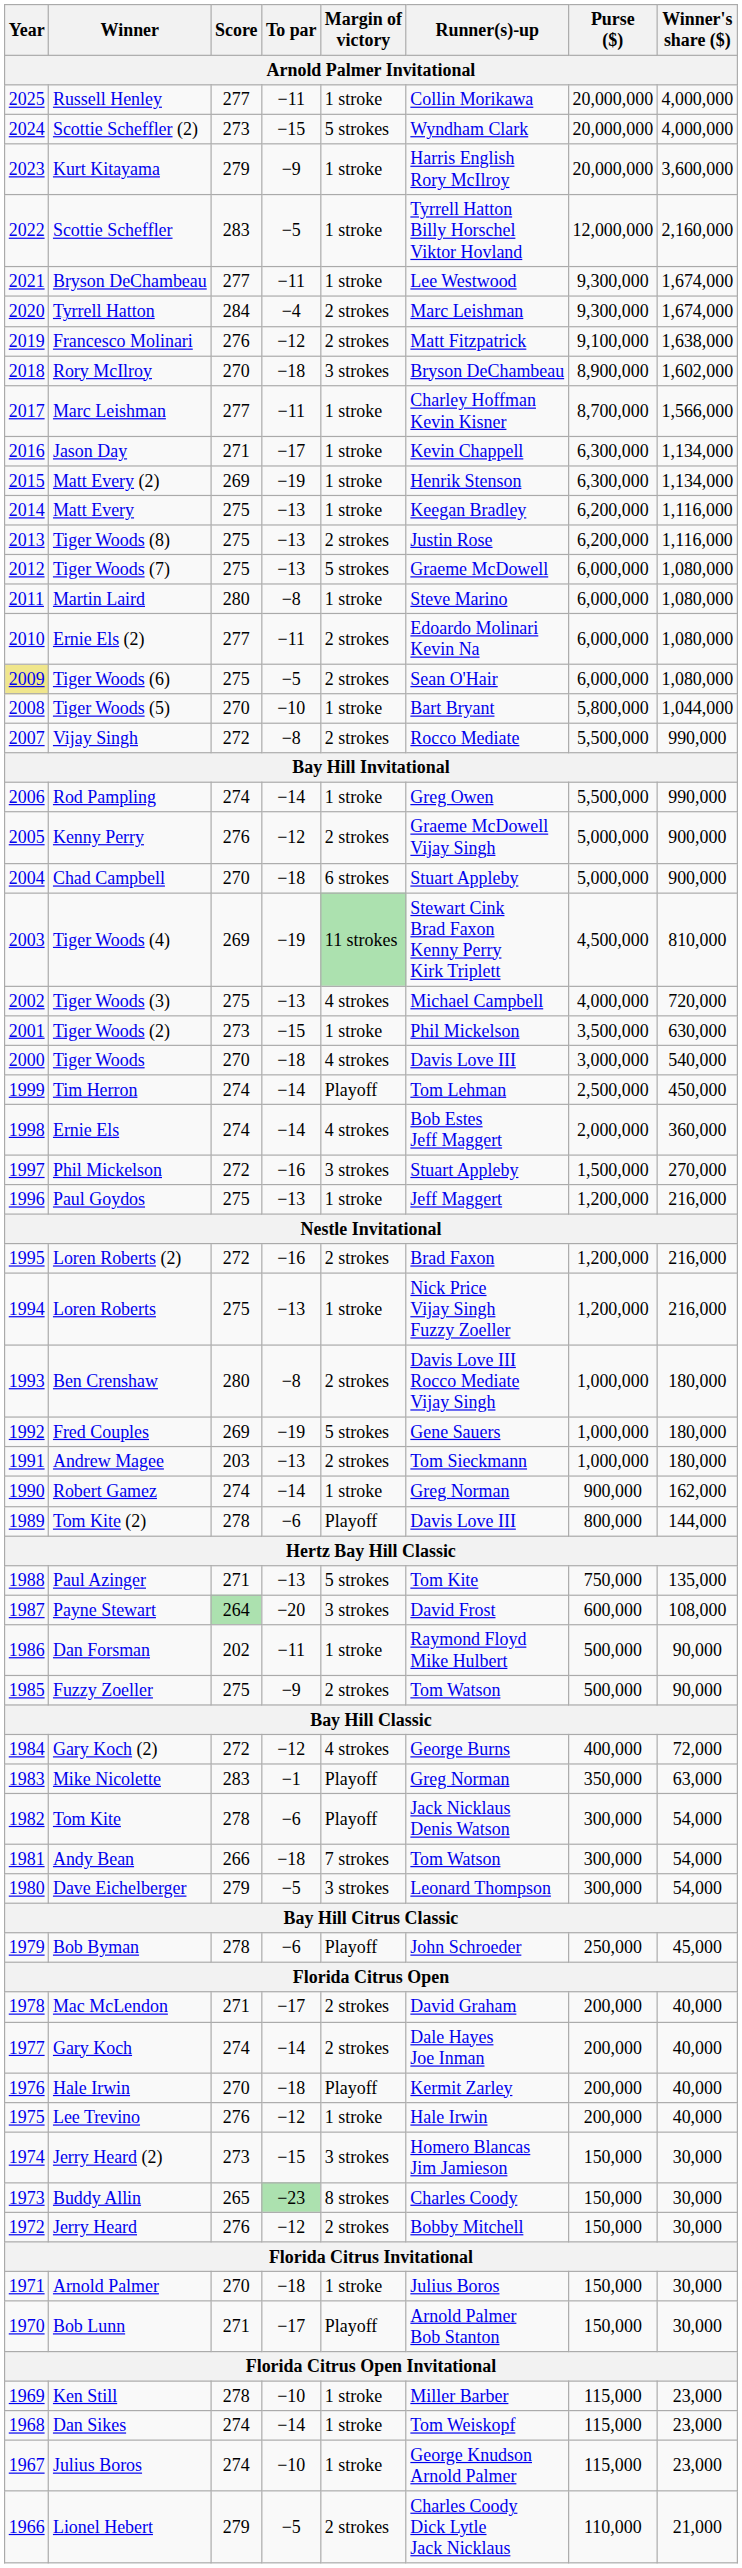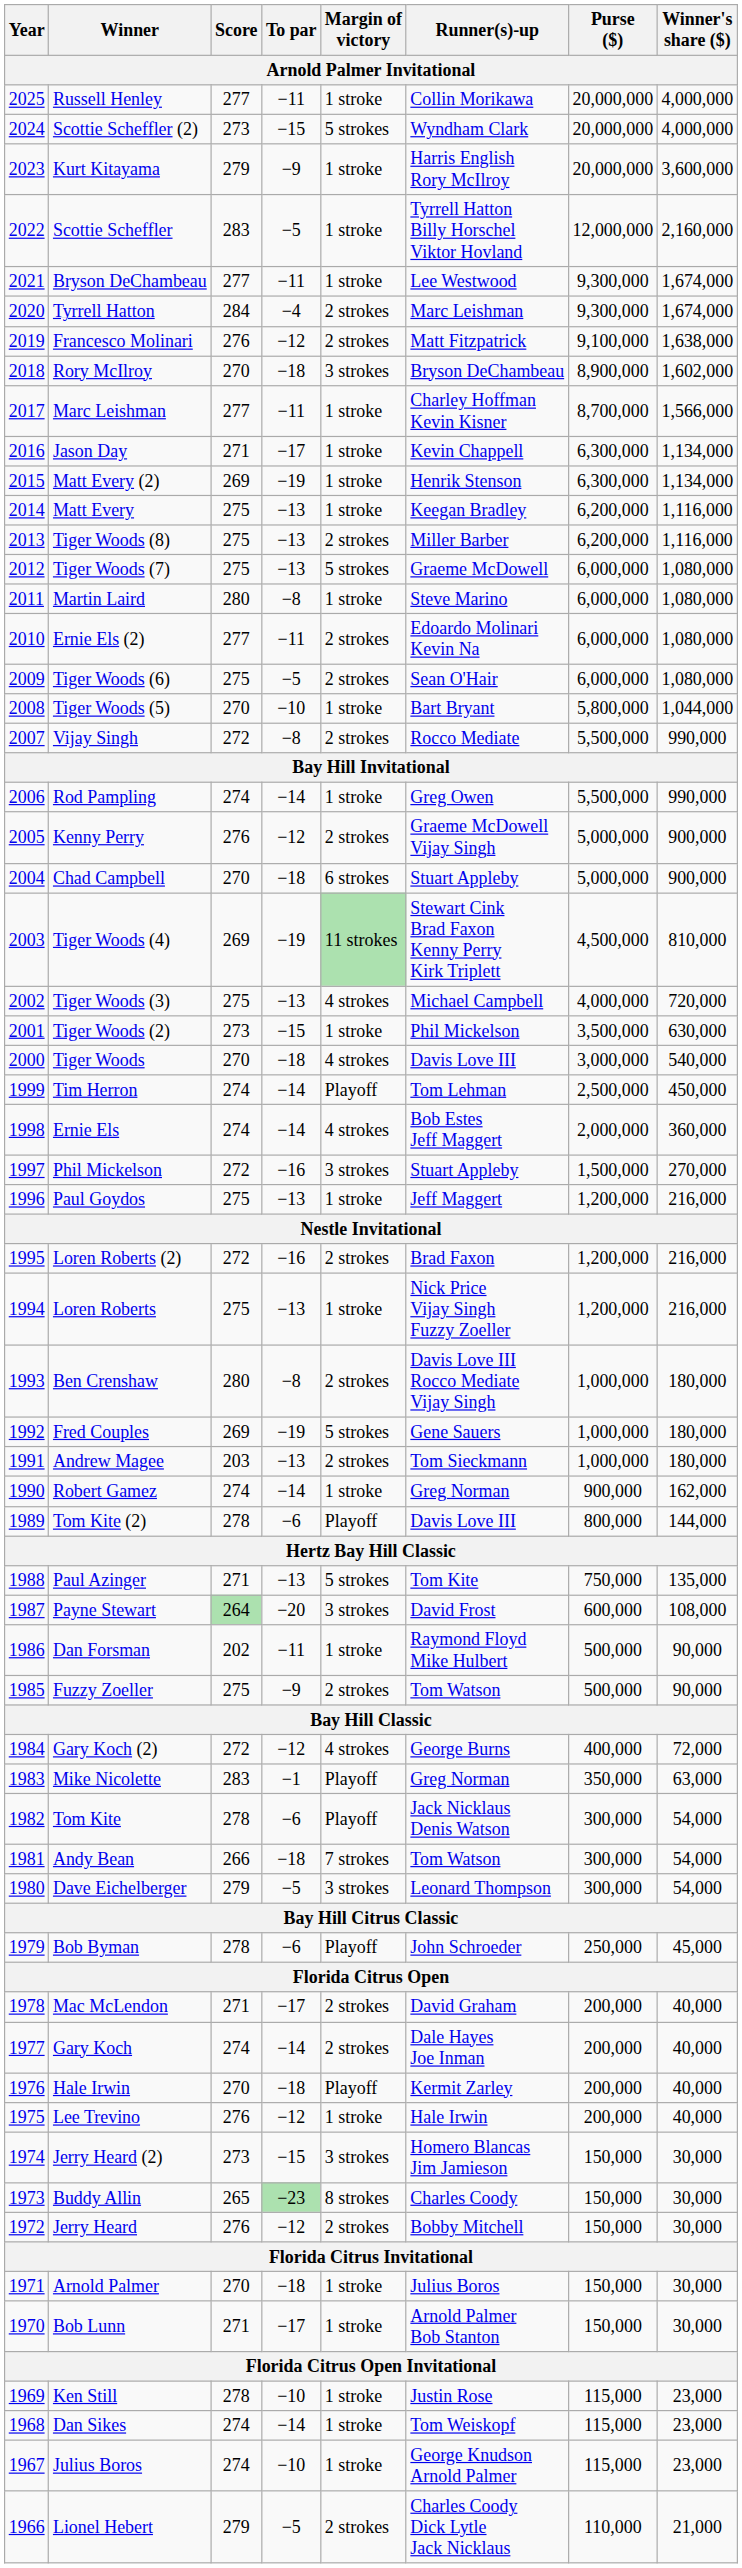(451, 539) Justin Rose -> (459, 539) Miller Barber
(27, 679) khaki background -> (27, 679) no background
(351, 2326) Playoff -> (353, 2326) 1 stroke
(459, 2396) Miller Barber -> (451, 2396) Justin Rose
